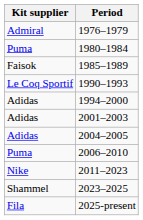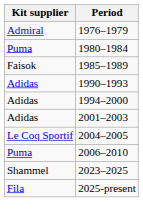(40, 83) Le Coq Sportif -> (23, 83) Adidas
(23, 135) Adidas -> (40, 135) Le Coq Sportif
- row: (103, 170)
